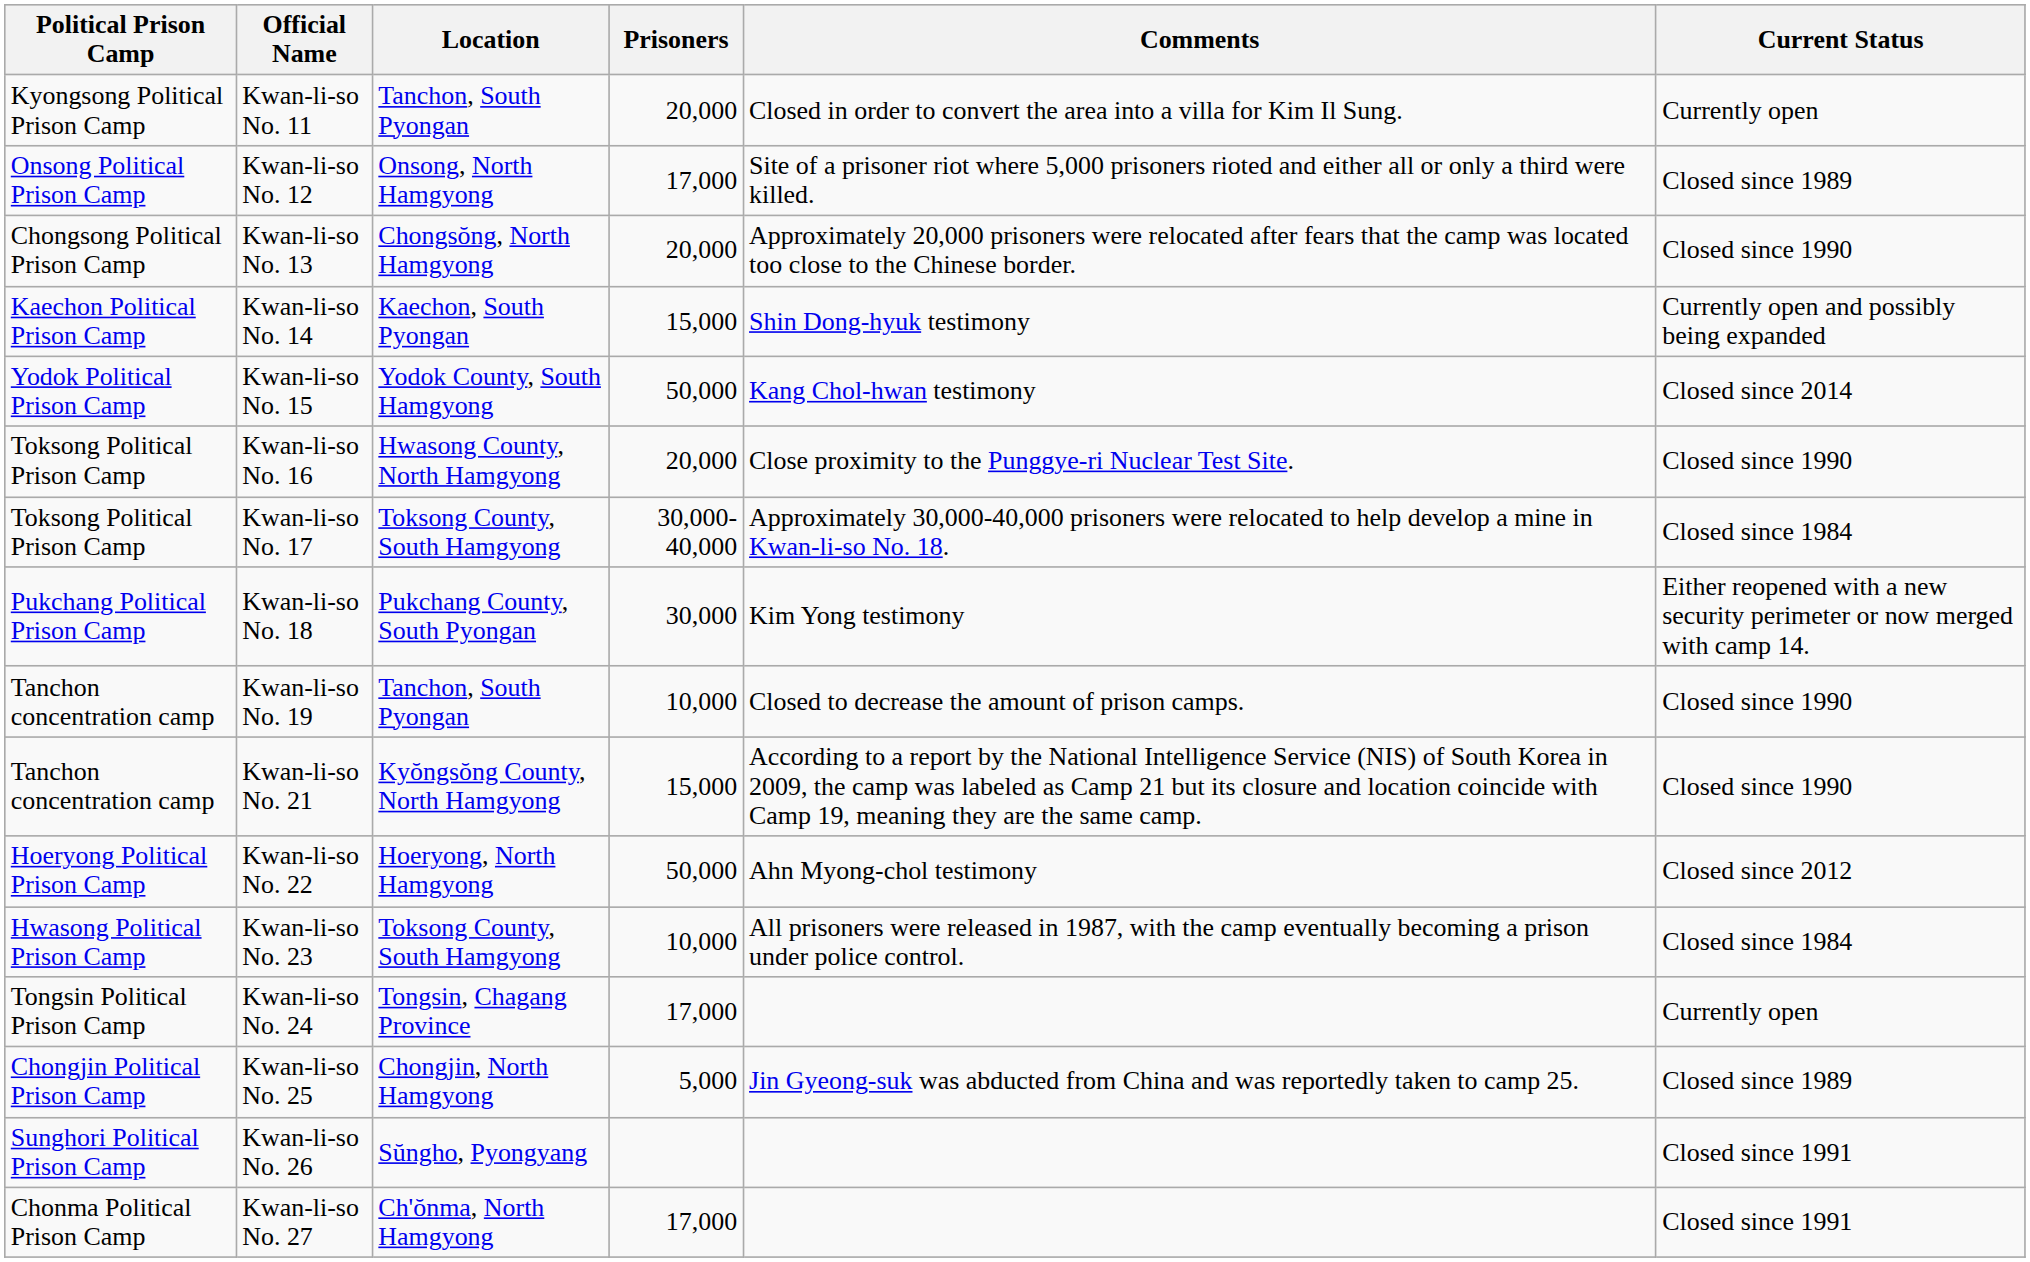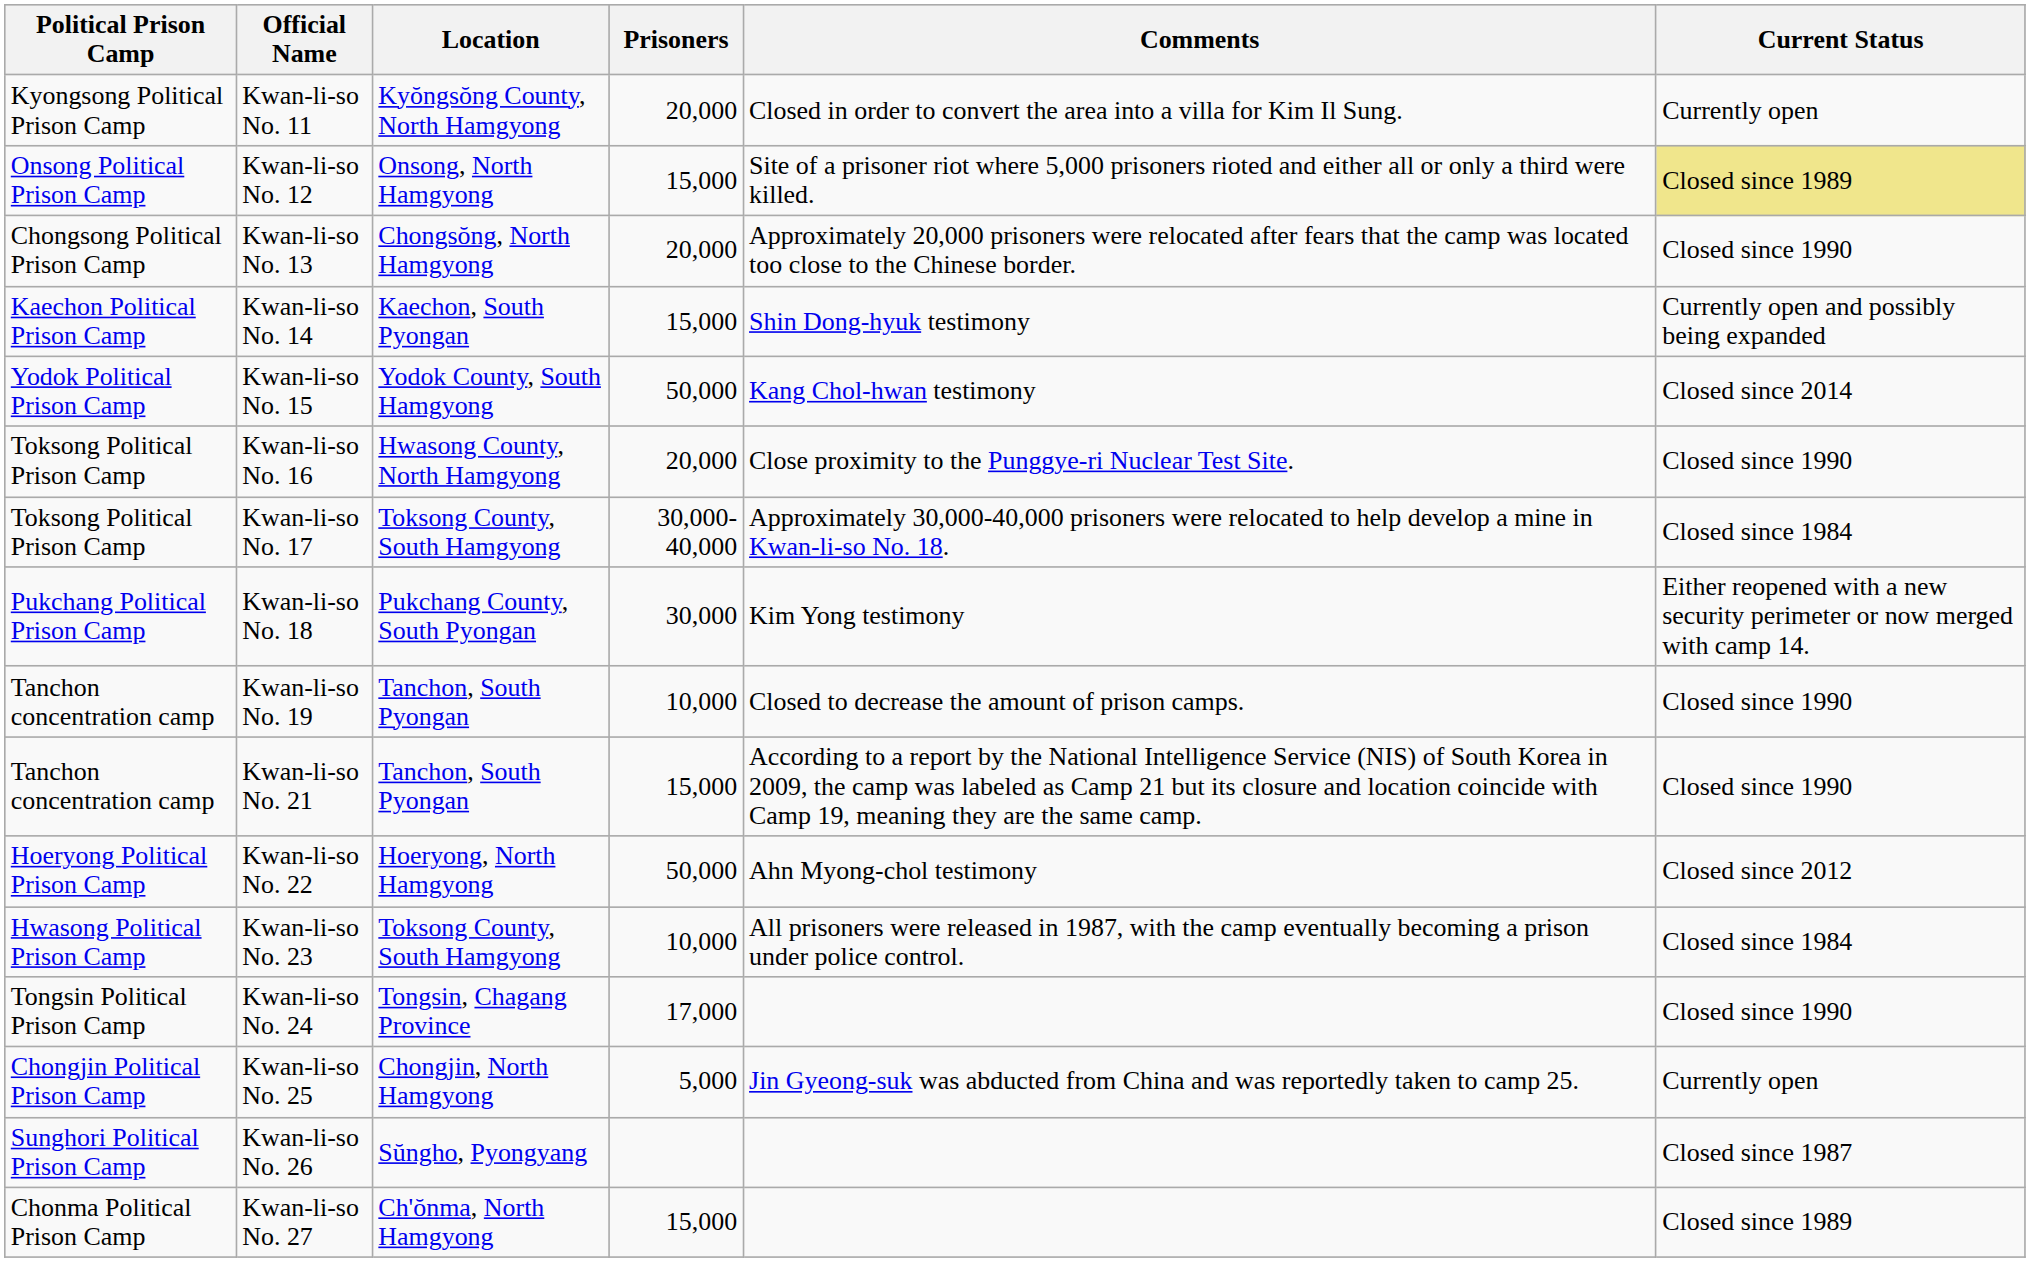(460, 109) Tanchon, South Pyongan -> (482, 109) Kyŏngsŏng County, North Hamgyong
(701, 180) 17,000 -> (701, 180) 15,000
(1757, 180) no background -> (1757, 180) khaki background
(482, 786) Kyŏngsŏng County, North Hamgyong -> (460, 786) Tanchon, South Pyongan
(1740, 1011) Currently open -> (1757, 1011) Closed since 1990
(1757, 1081) Closed since 1989 -> (1740, 1081) Currently open
(1757, 1151) Closed since 1991 -> (1757, 1151) Closed since 1987
(701, 1222) 17,000 -> (701, 1222) 15,000
(1757, 1222) Closed since 1991 -> (1757, 1222) Closed since 1989
